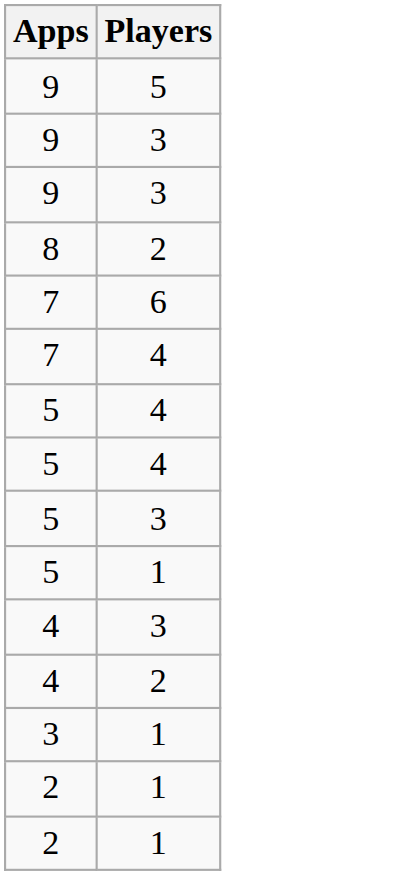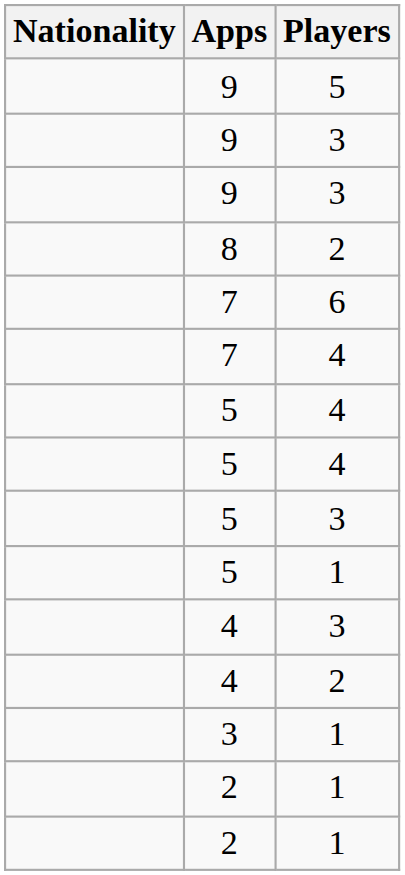+ column: (94, 31)
